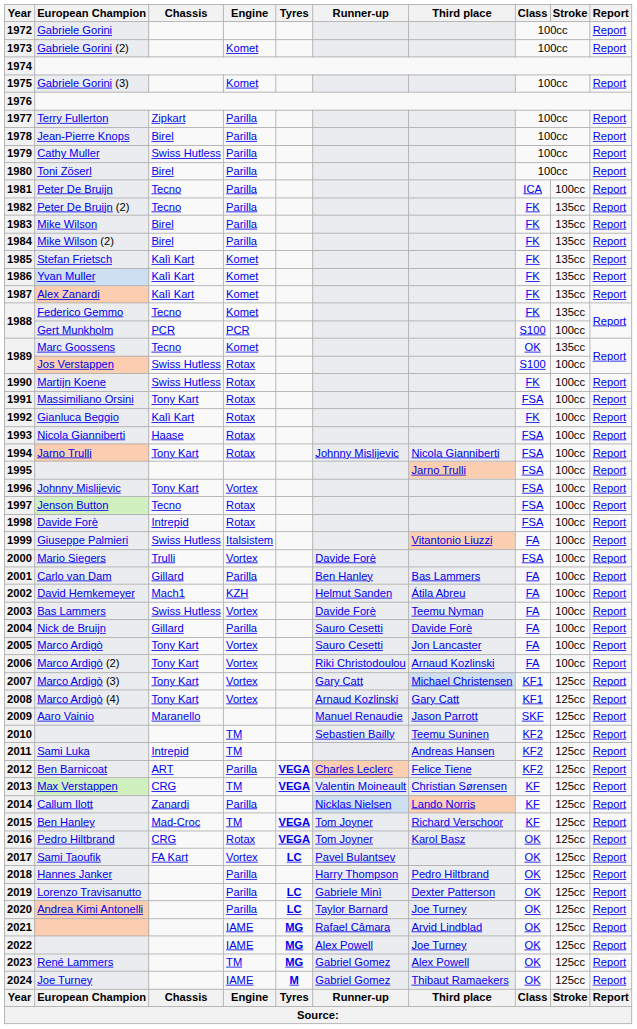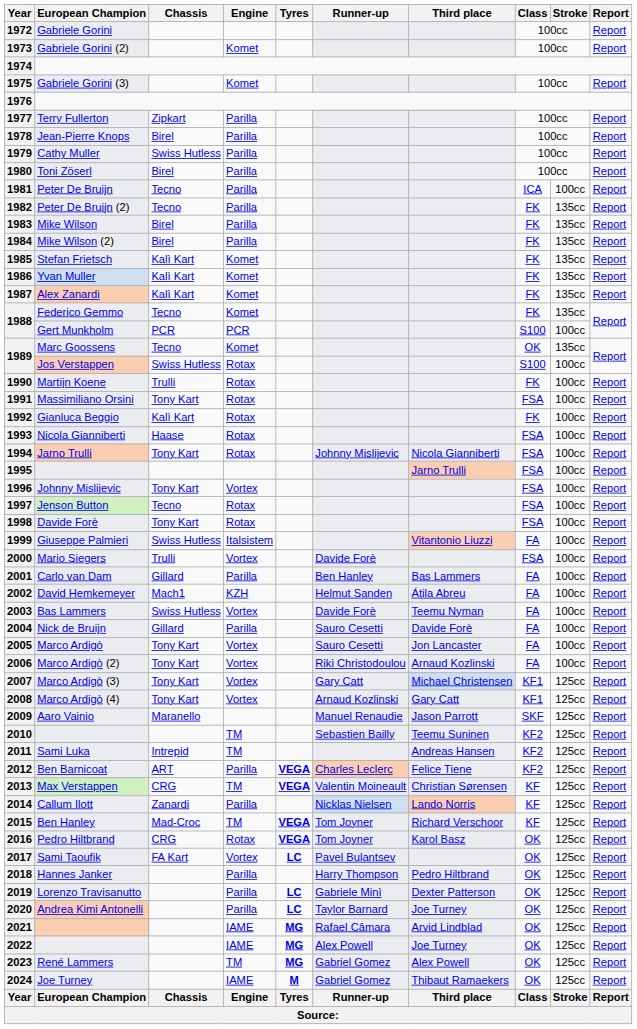(186, 382) Swiss Hutless -> (163, 382) Trulli
(170, 523) Intrepid -> (175, 523) Tony Kart
